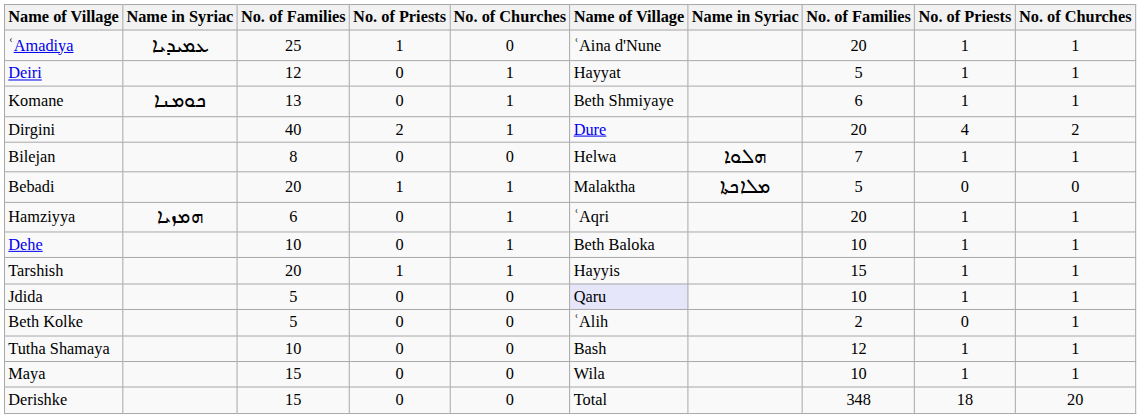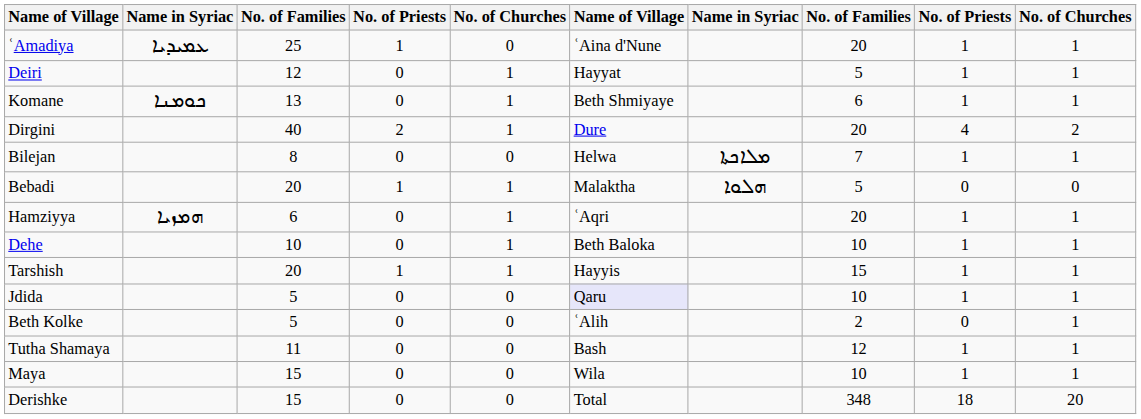(745, 157) ܗܠܘܐ -> (745, 157) ܡܠܐܟܬܐ
(745, 187) ܡܠܐܟܬܐ -> (745, 187) ܗܠܘܐ
(293, 348) 10 -> (293, 348) 11
